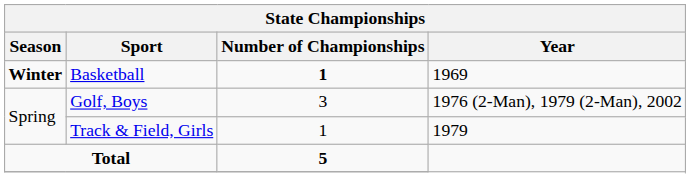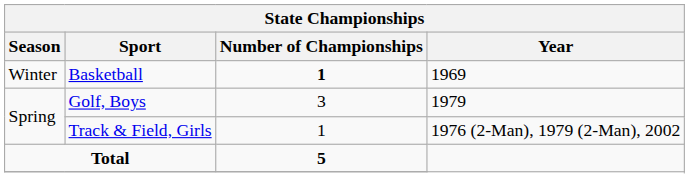(35, 74) bold -> (33, 74) normal
(557, 102) 1976 (2-Man), 1979 (2-Man), 2002 -> (449, 102) 1979
(450, 130) 1979 -> (556, 130) 1976 (2-Man), 1979 (2-Man), 2002
